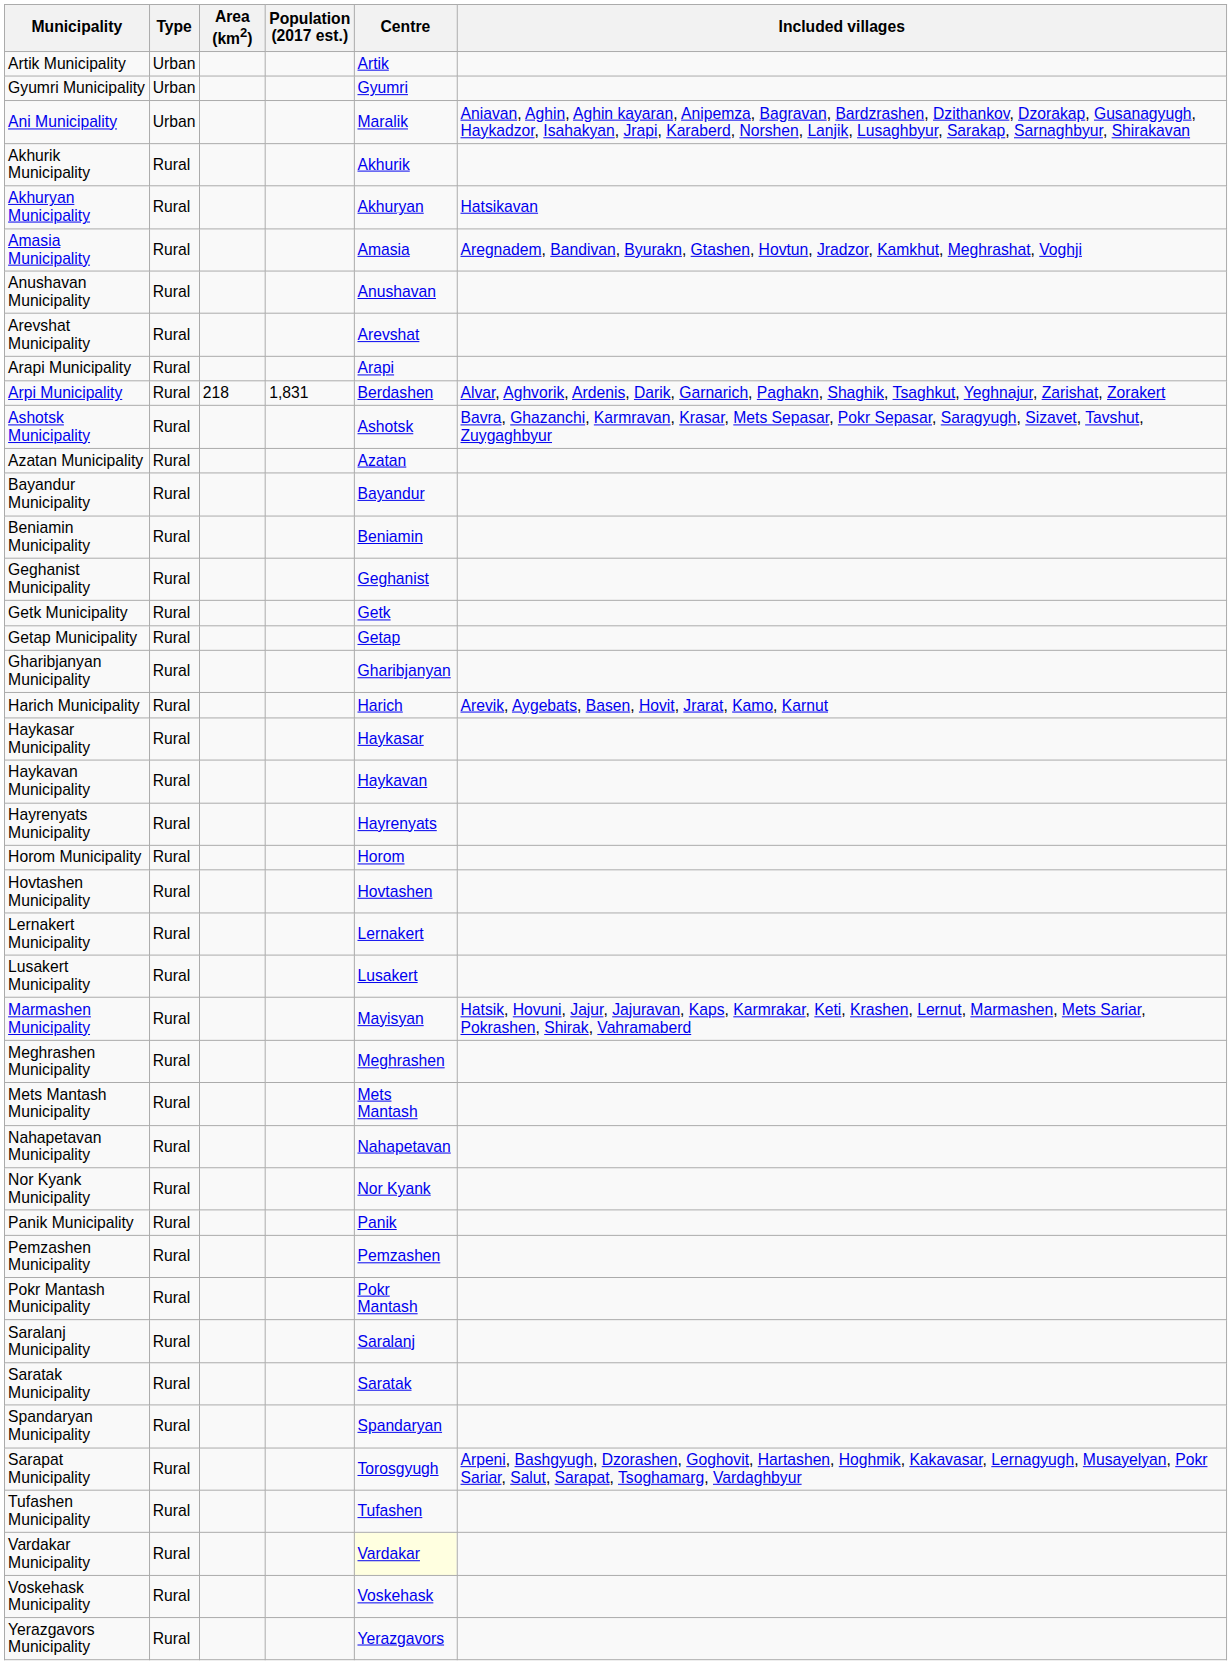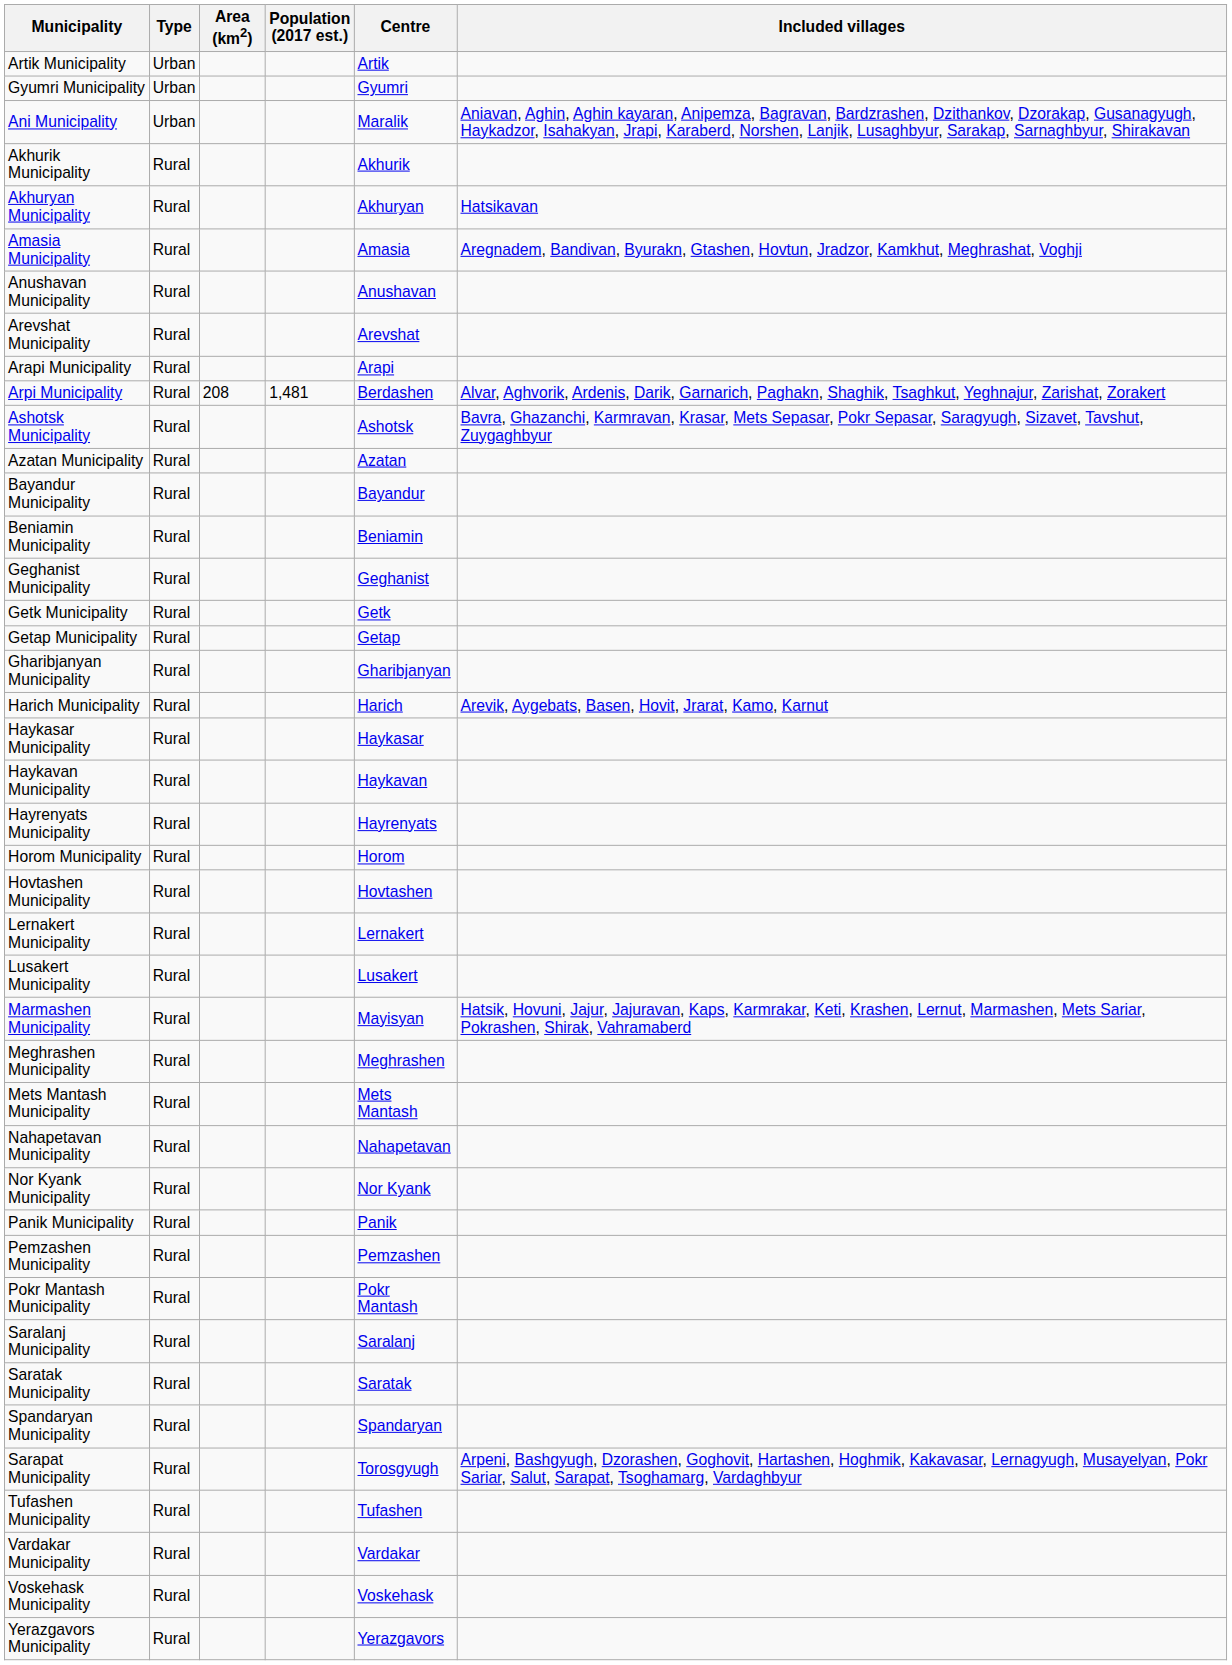(216, 393) 218 -> (216, 393) 208
(289, 393) 1,831 -> (289, 393) 1,481
(389, 1553) lightyellow background -> (389, 1553) no background
